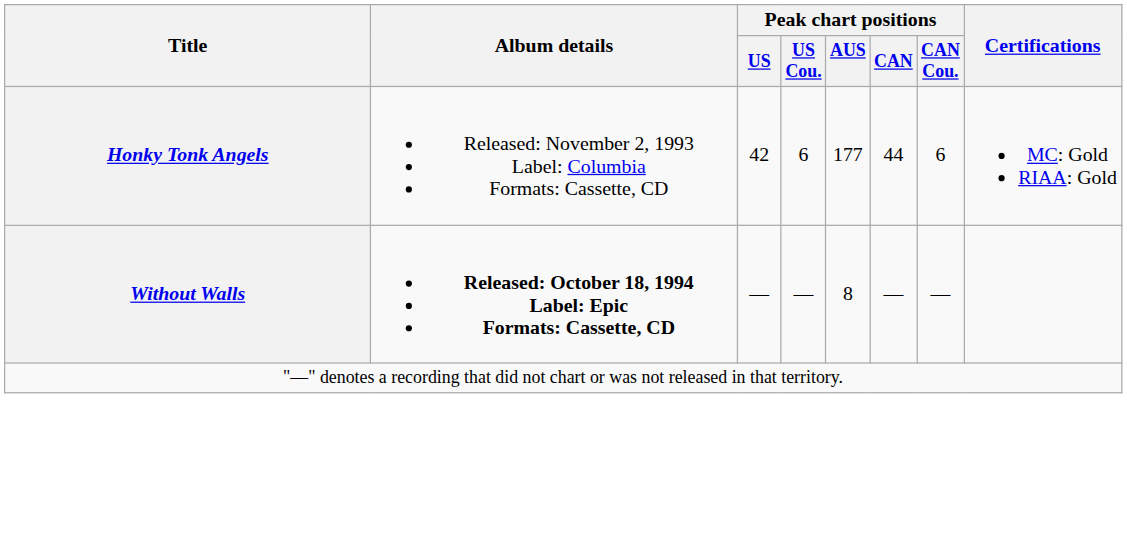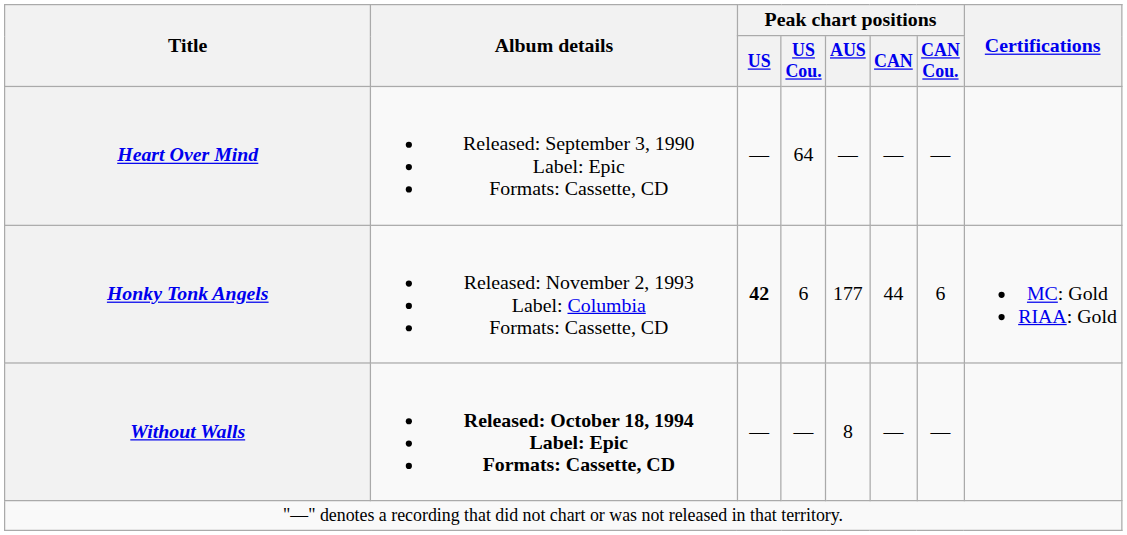+ row: (188, 155)
(759, 155) normal -> (759, 293) bold
